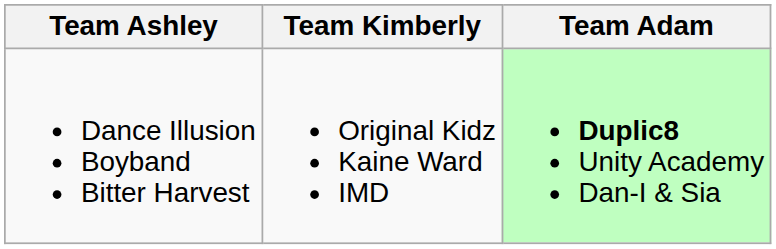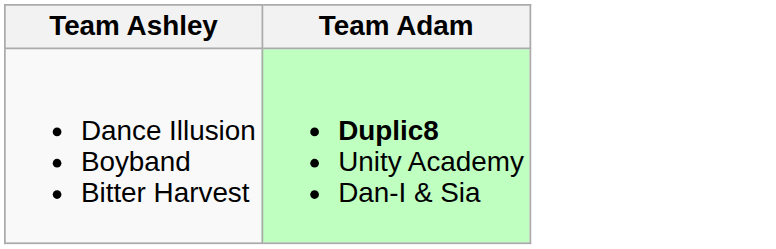- column: (382, 26)
